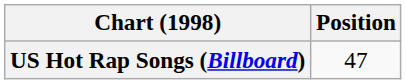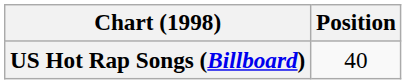(356, 59) 47 -> (356, 59) 40
